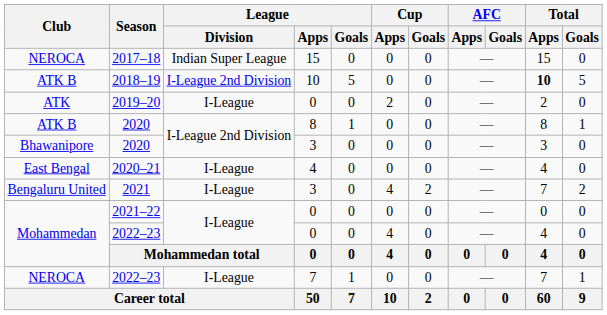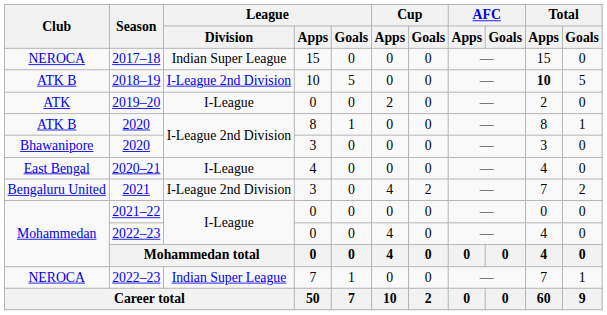(229, 189) I-League -> (229, 189) I-League 2nd Division
(229, 277) I-League -> (229, 277) Indian Super League
